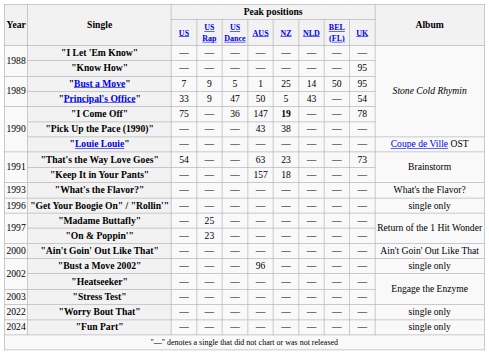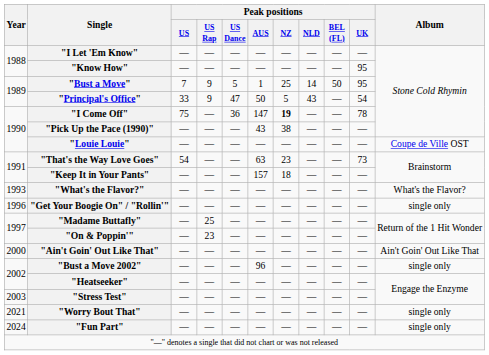(16, 312) 2022 -> (16, 312) 2021
